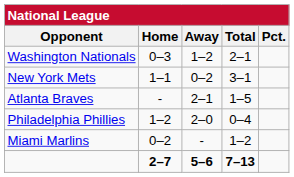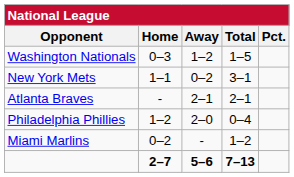(240, 57) 2–1 -> (240, 57) 1–5
(240, 99) 1–5 -> (240, 99) 2–1
